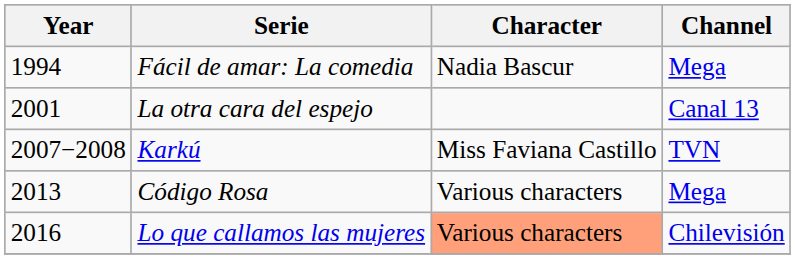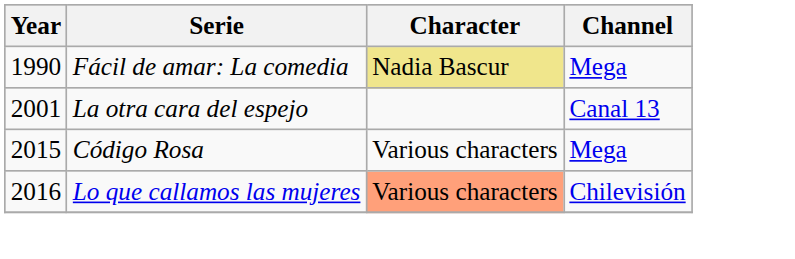(36, 67) 1994 -> (36, 67) 1990
(505, 67) no background -> (440, 67) khaki background
- row: (169, 150)
(36, 191) 2013 -> (36, 150) 2015
